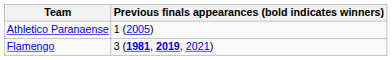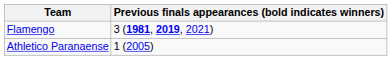rows swapped: (31, 47) <-> (58, 30)
